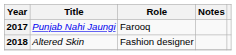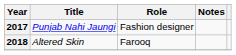(135, 27) Farooq -> (157, 27) Fashion designer
(157, 42) Fashion designer -> (135, 42) Farooq
